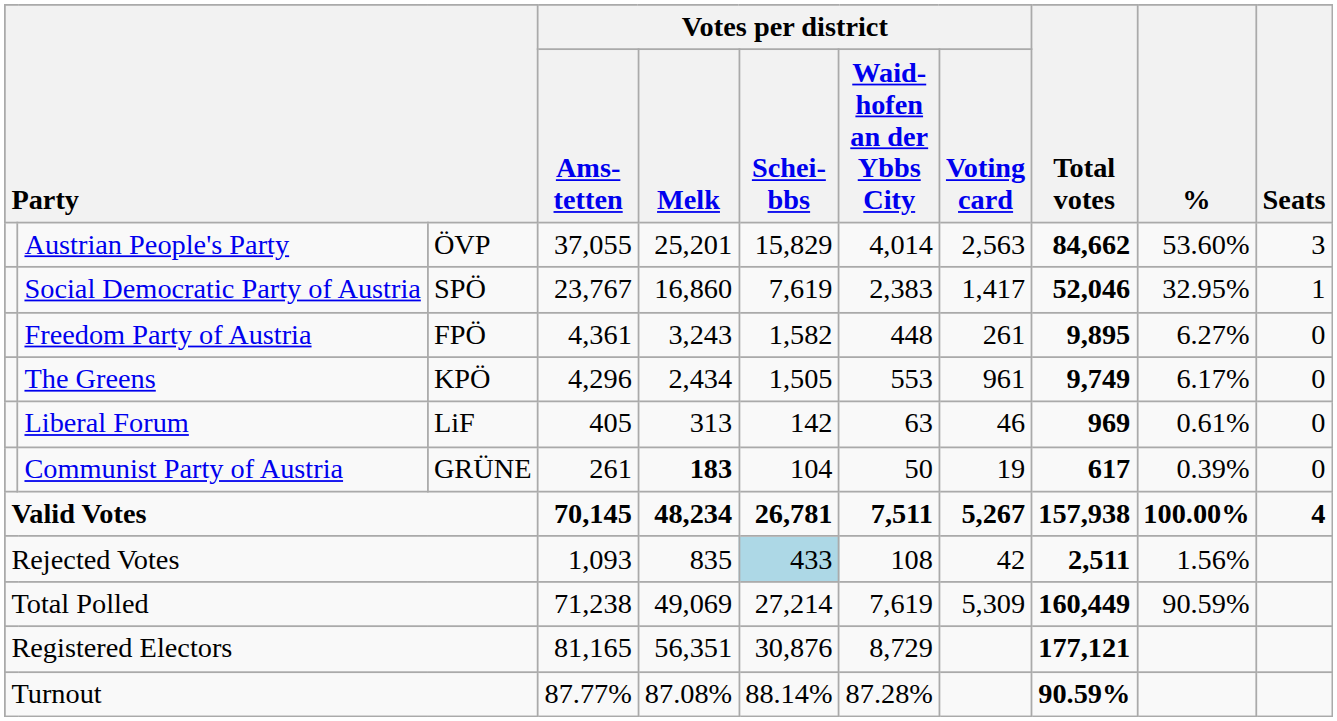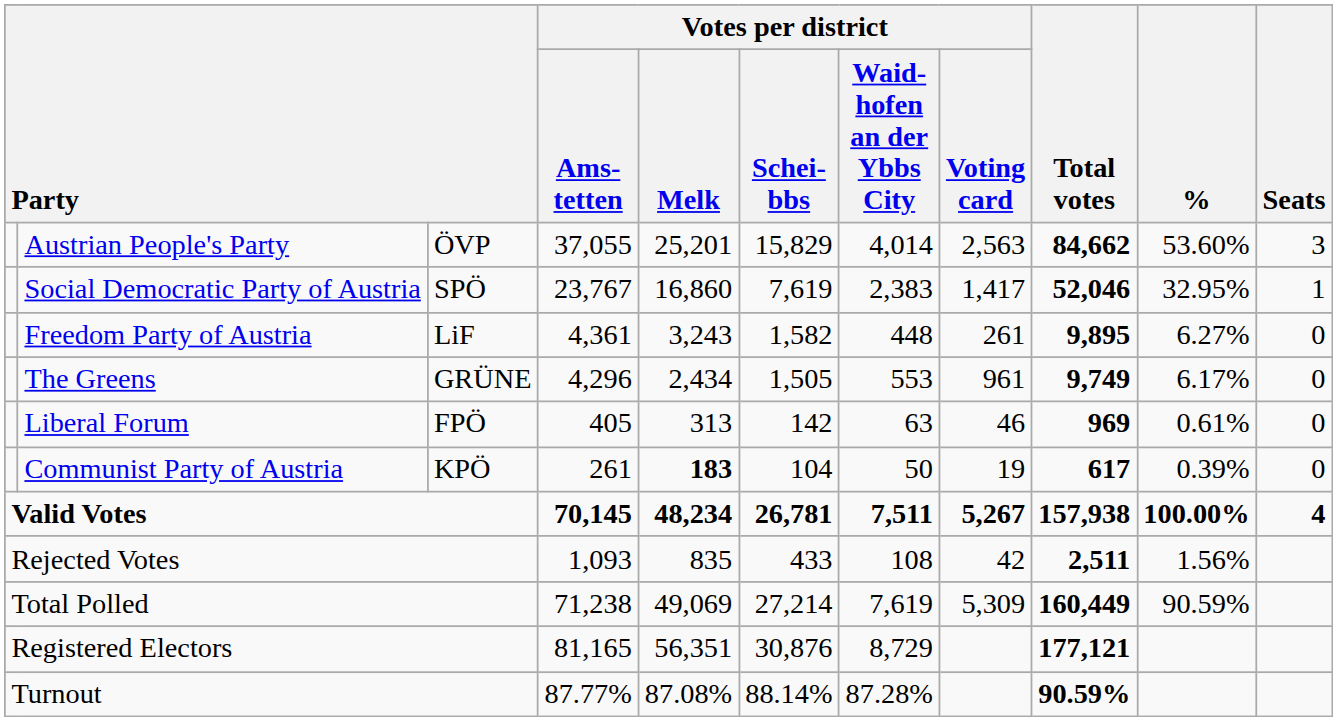(460, 334) FPÖ -> (454, 334) LiF
(462, 378) KPÖ -> (483, 378) GRÜNE
(454, 423) LiF -> (460, 423) FPÖ
(483, 468) GRÜNE -> (462, 468) KPÖ
(811, 558) lightblue background -> (811, 558) no background
